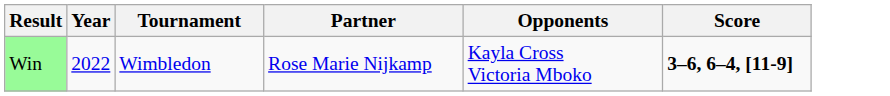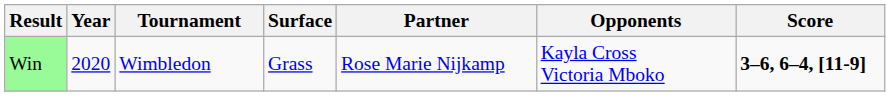+ column: (300, 20)
(91, 64) 2022 -> (91, 64) 2020
